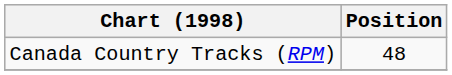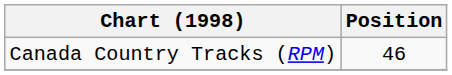(394, 54) 48 -> (394, 54) 46
